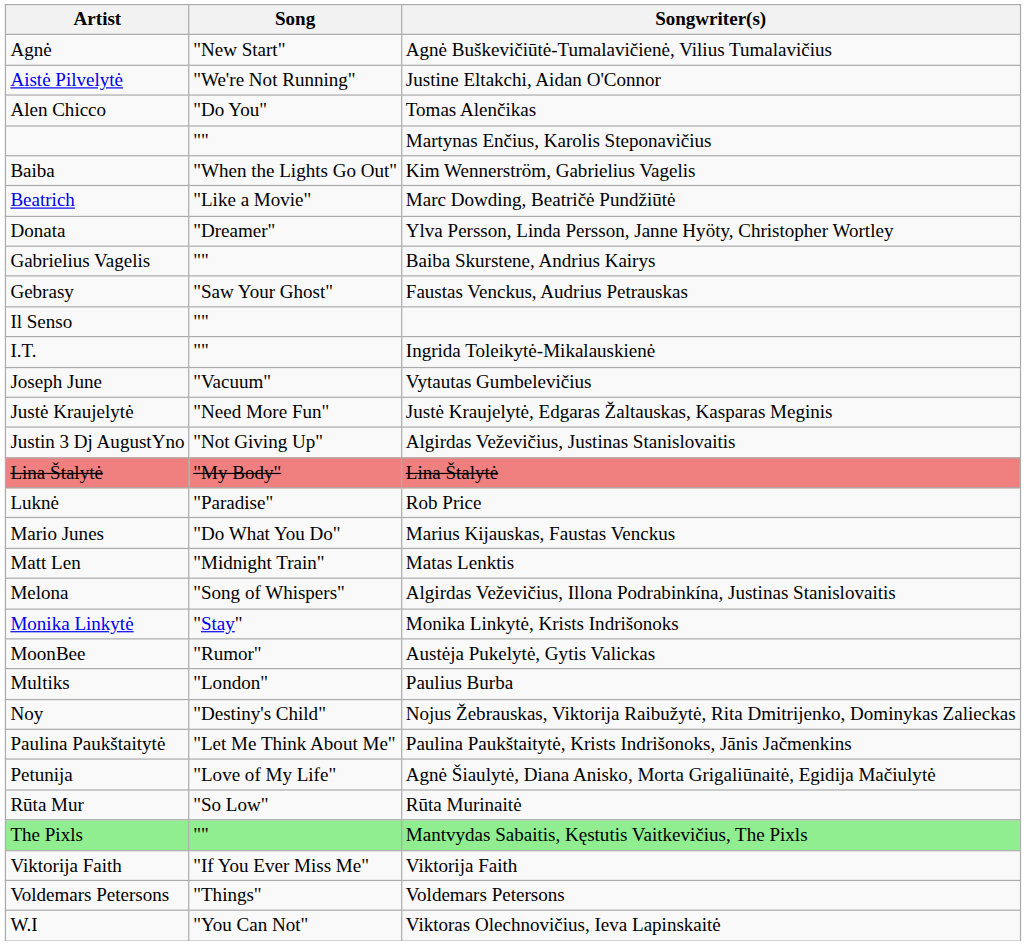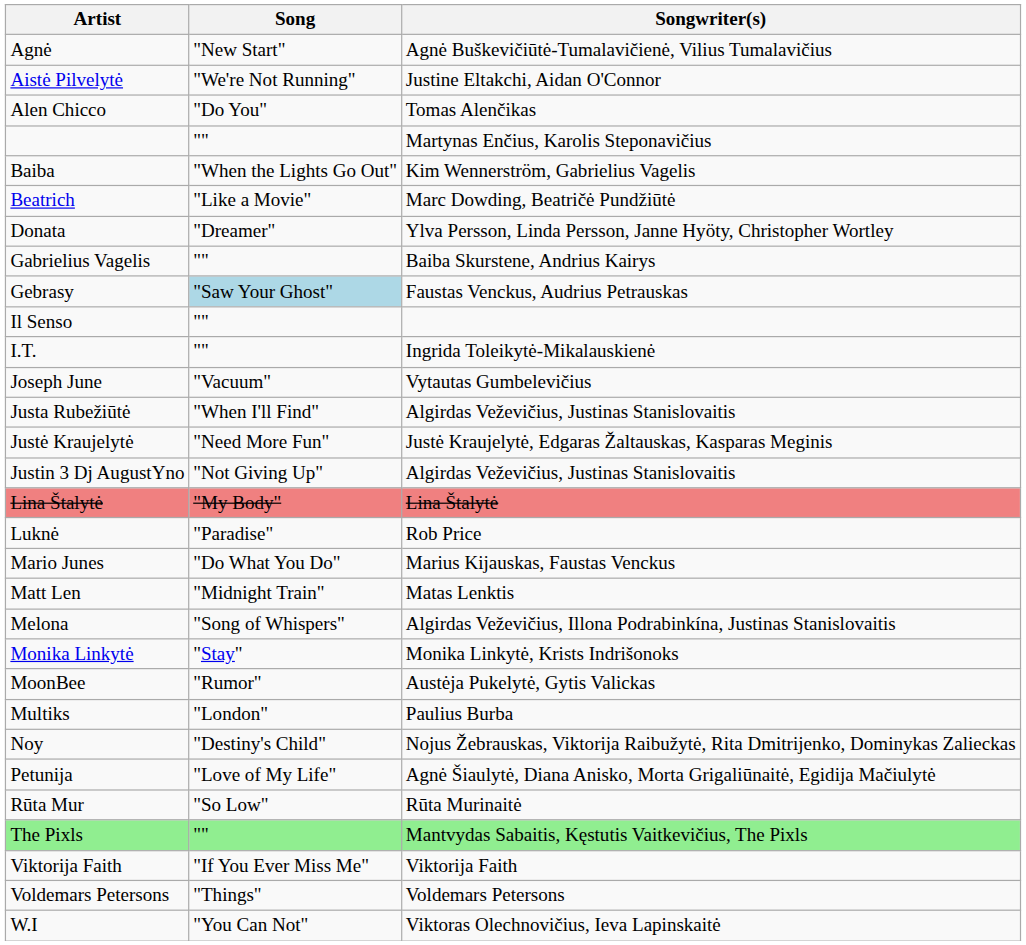(263, 291) no background -> (263, 291) lightblue background
+ row: (70, 412)
- row: (88, 744)
